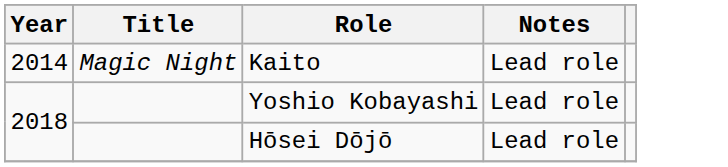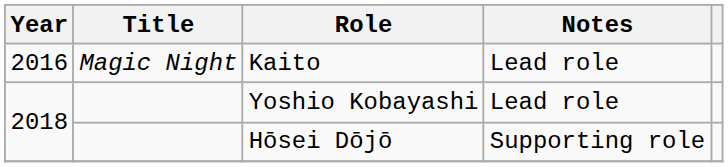(39, 63) 2014 -> (39, 63) 2016
(554, 141) Lead role -> (597, 141) Supporting role
